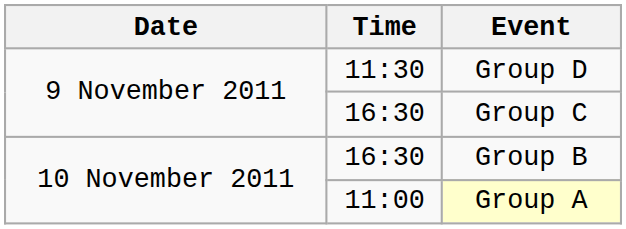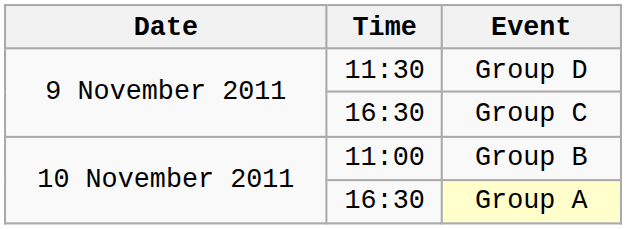(385, 158) 16:30 -> (385, 158) 11:00
(385, 201) 11:00 -> (385, 201) 16:30
